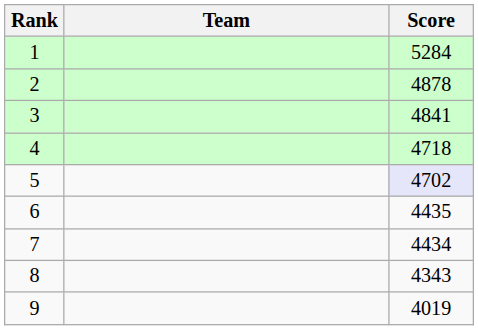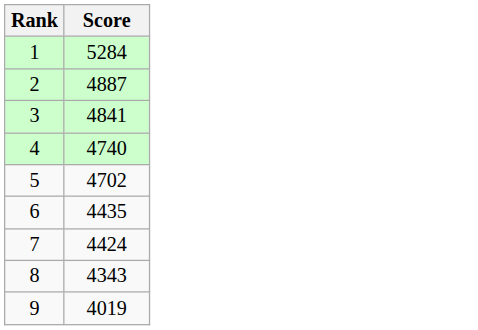- column: (226, 20)
(431, 84) 4878 -> (107, 84) 4887
(431, 148) 4718 -> (107, 148) 4740
(431, 180) lavender background -> (107, 180) no background
(431, 244) 4434 -> (107, 244) 4424
